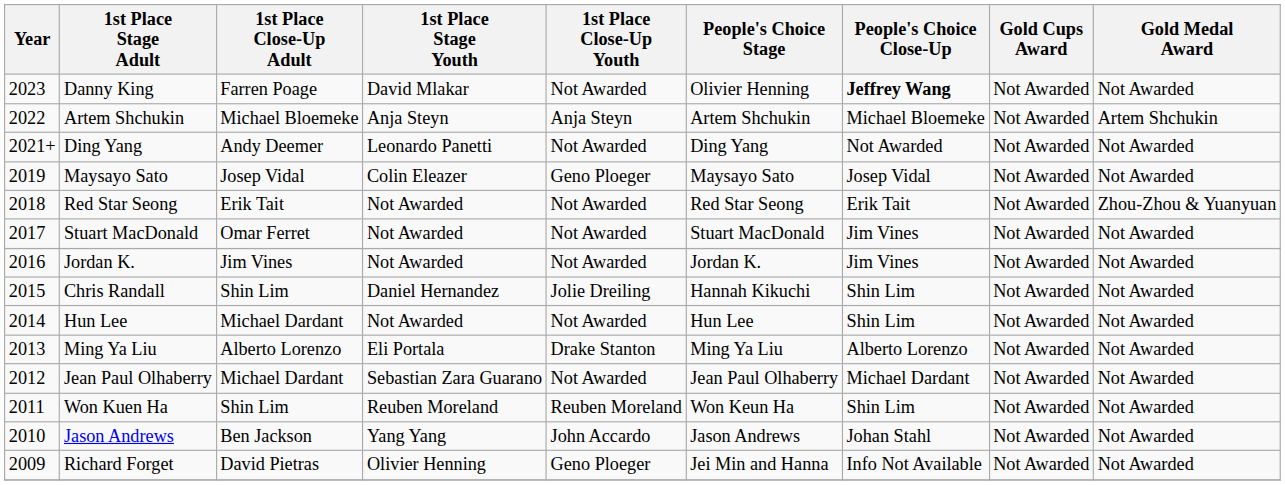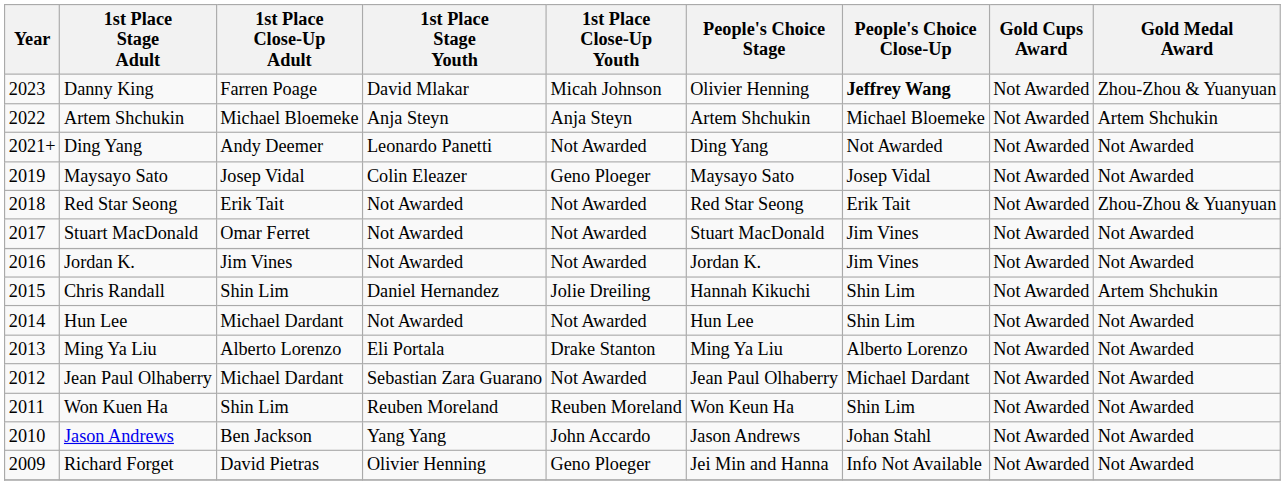(599, 88) Not Awarded -> (606, 88) Micah Johnson
(1146, 88) Not Awarded -> (1187, 88) Zhou-Zhou & Yuanyuan
(1146, 291) Not Awarded -> (1158, 291) Artem Shchukin
